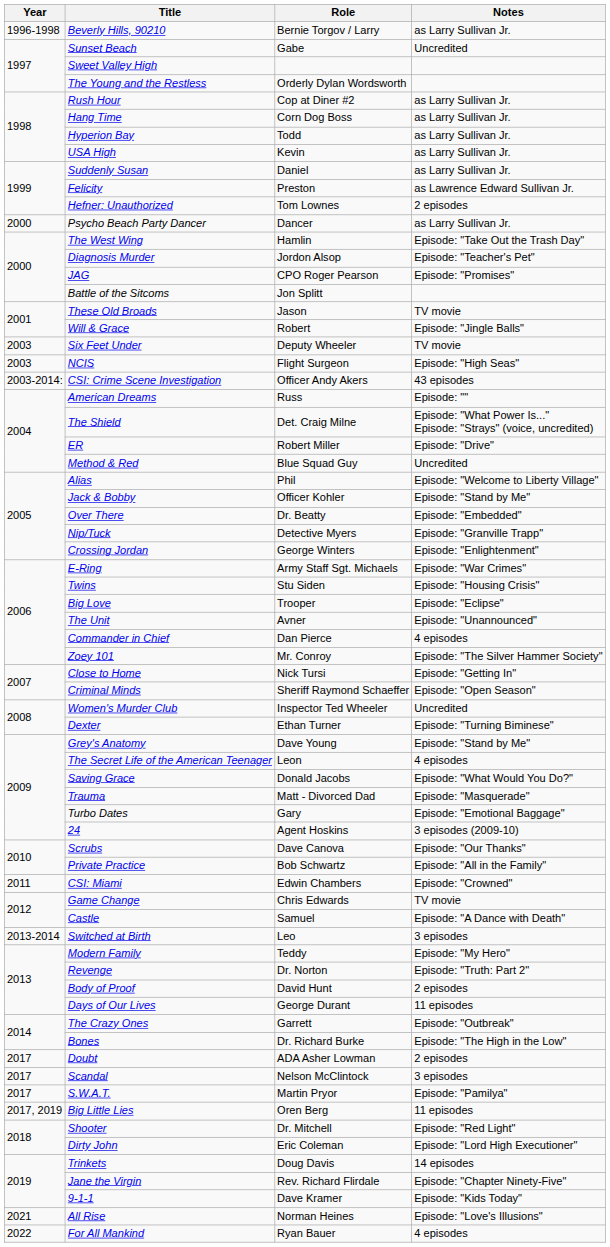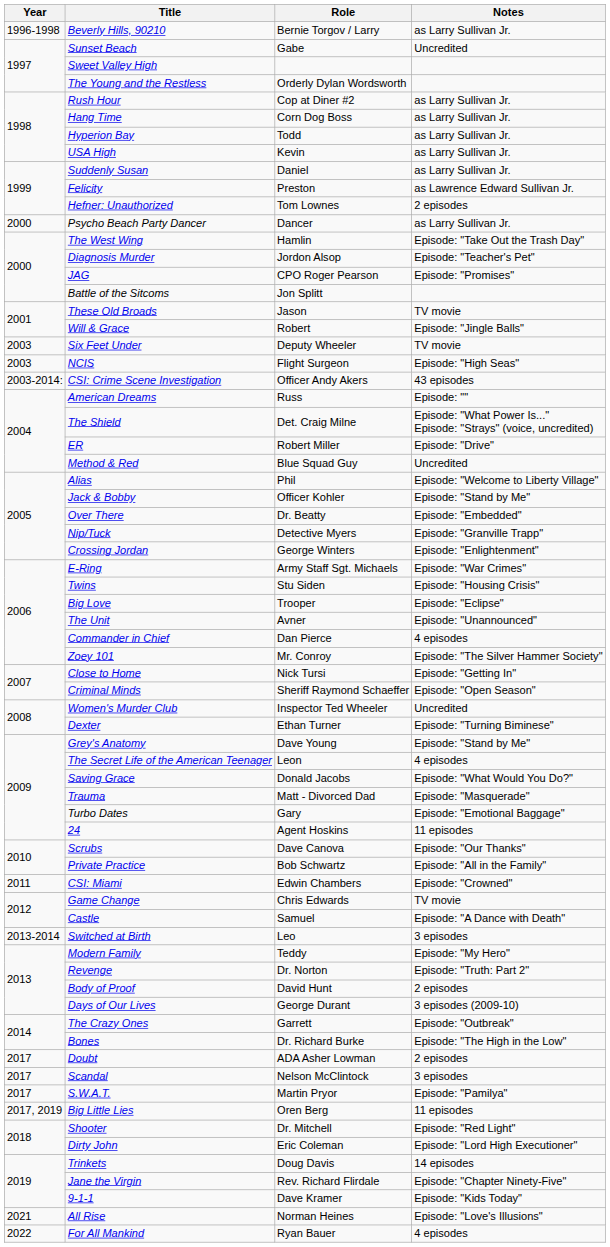(466, 831) 3 episodes (2009-10) -> (444, 831) 11 episodes
(444, 1006) 11 episodes -> (466, 1006) 3 episodes (2009-10)
